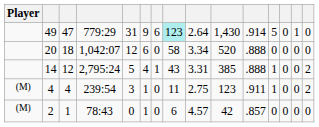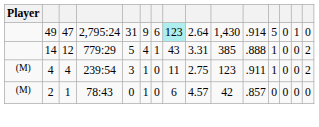(100, 32) 779:29 -> (100, 32) 2,795:24
- row: (51, 50)
(100, 69) 2,795:24 -> (100, 50) 779:29
